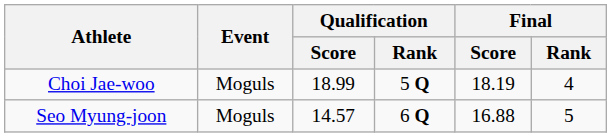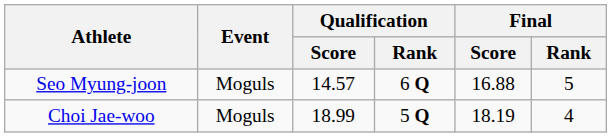rows swapped: (101, 84) <-> (101, 116)
